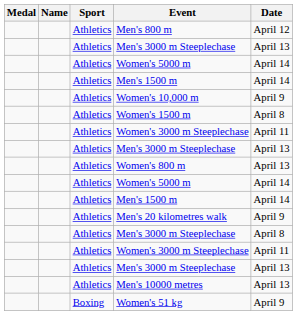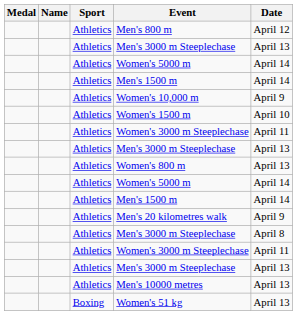(269, 115) April 8 -> (272, 115) April 10
(269, 302) April 9 -> (272, 302) April 13
